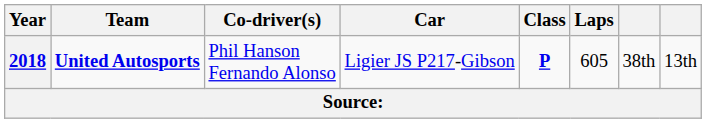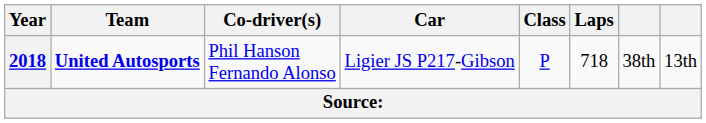(545, 61) bold -> (545, 61) normal
(594, 61) 605 -> (594, 61) 718
